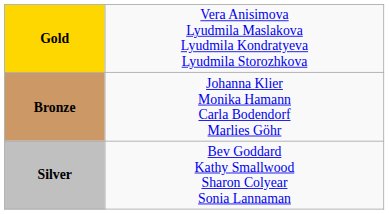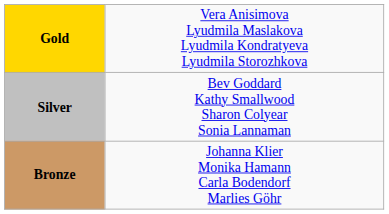rows swapped: (55, 175) <-> (55, 106)
